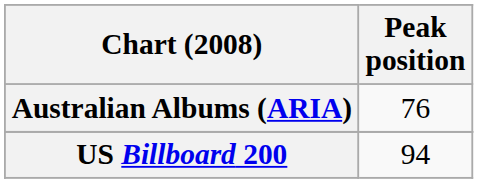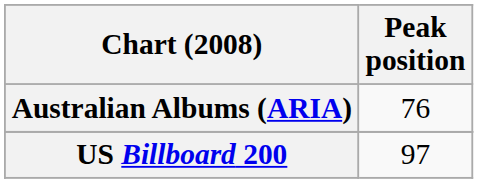(415, 154) 94 -> (415, 154) 97
